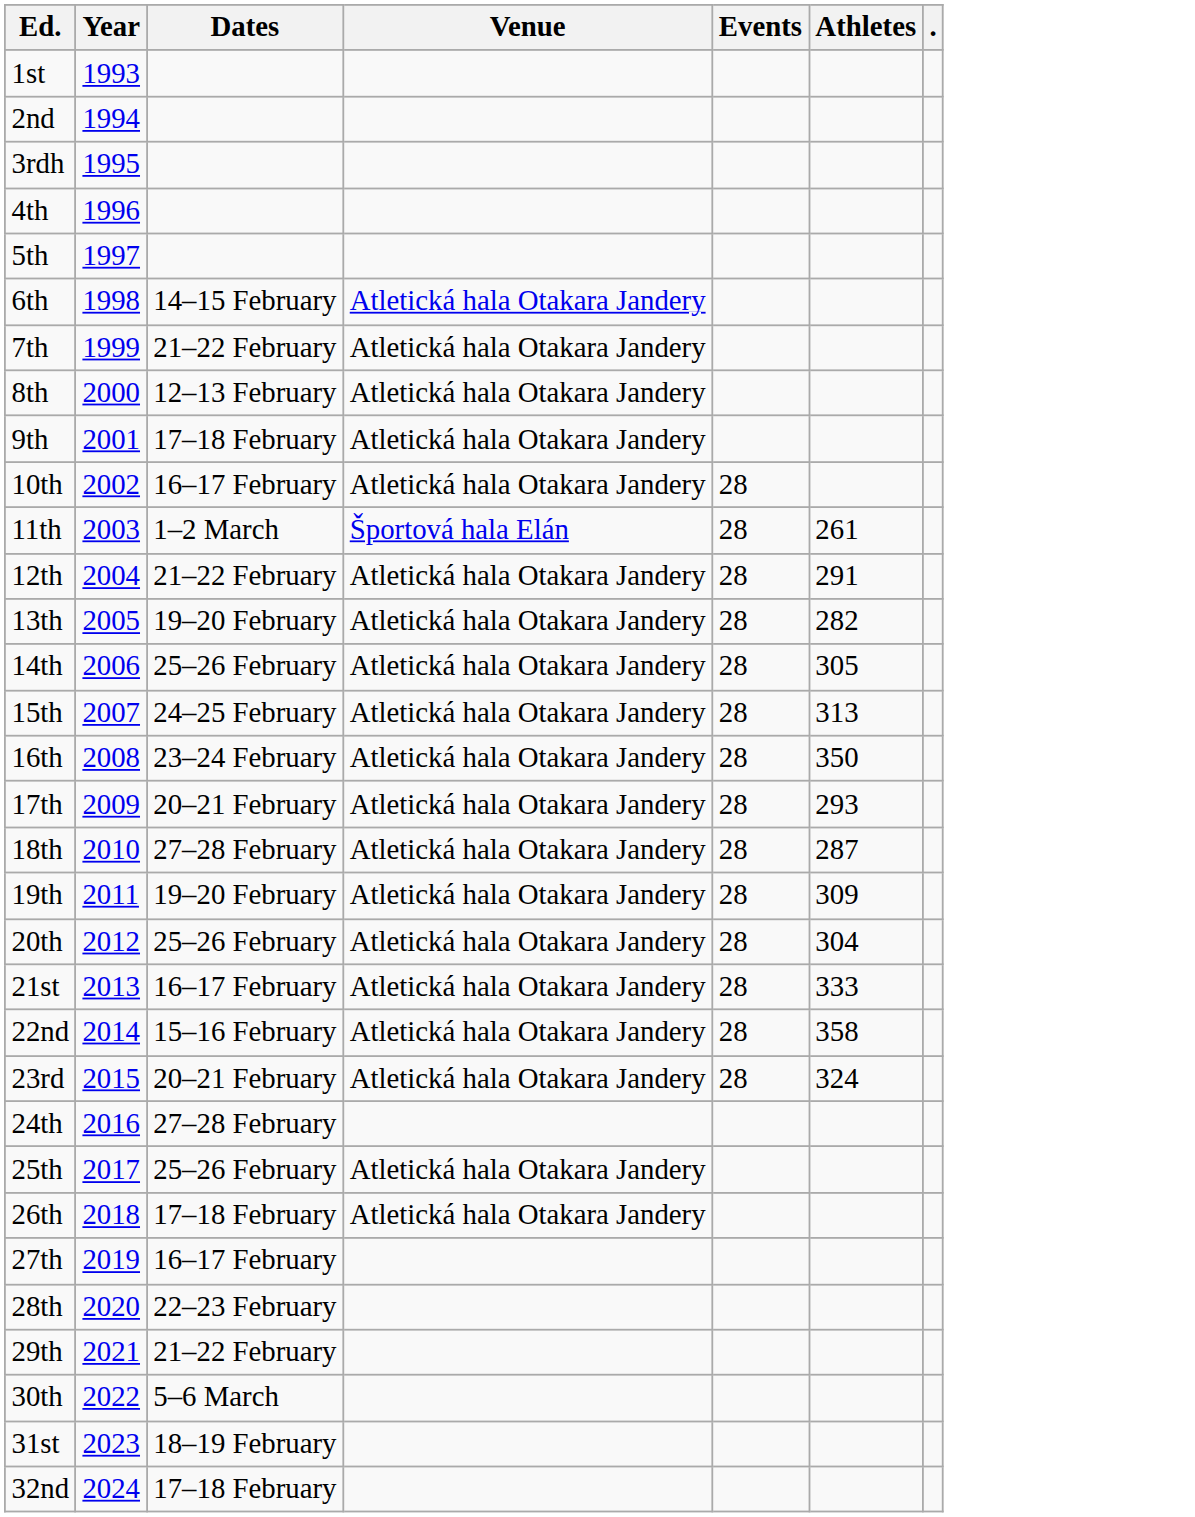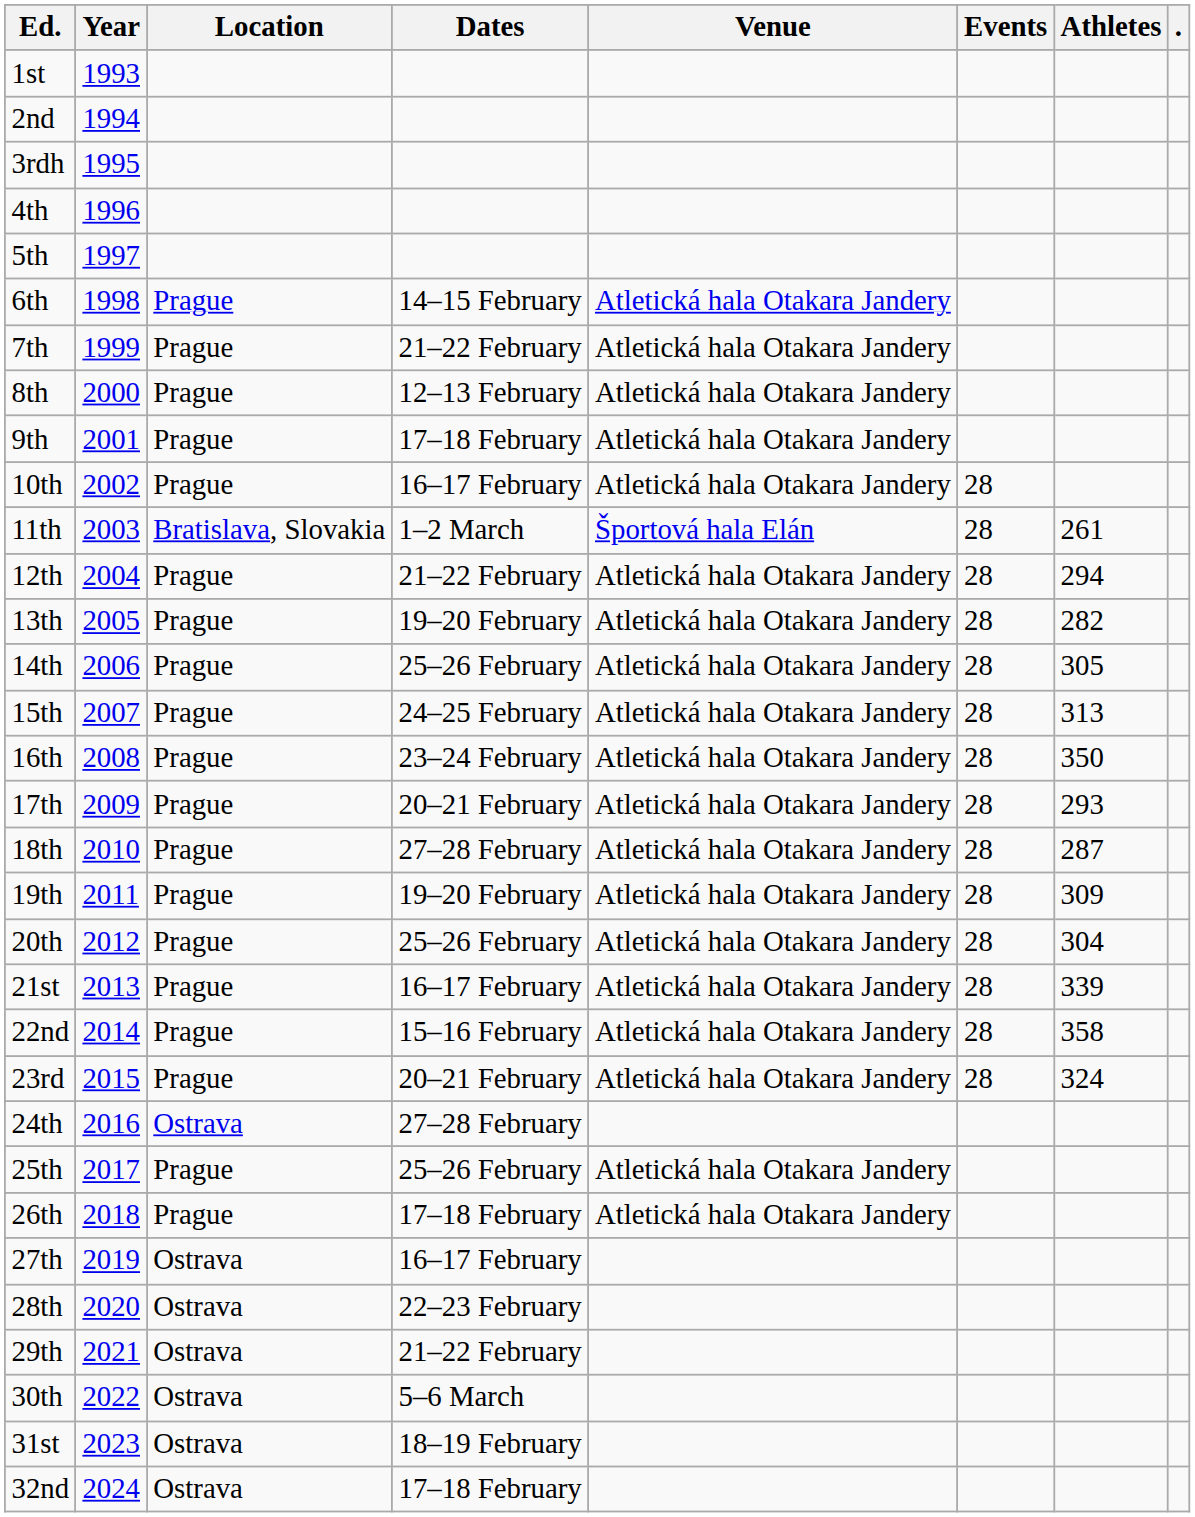+ column: (269, 27)
(837, 575) 291 -> (1082, 575) 294
(837, 986) 333 -> (1082, 986) 339
